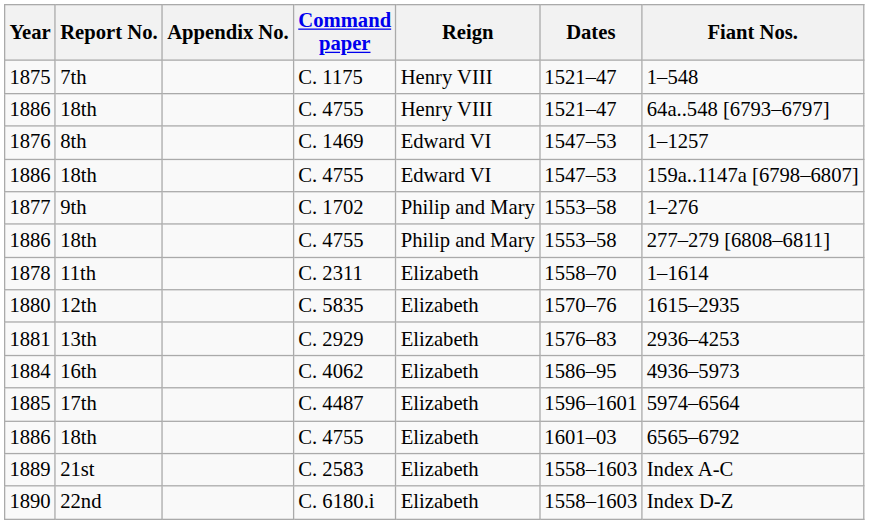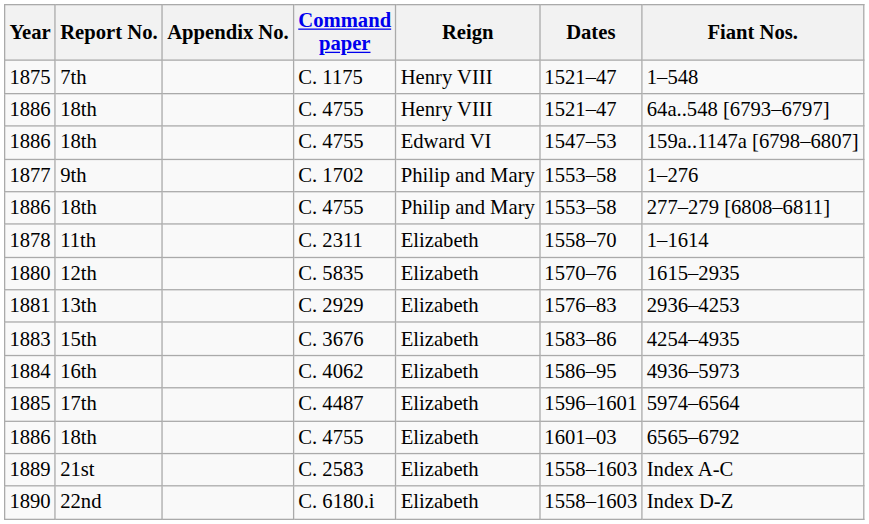- row: (30, 142)
+ row: (30, 338)
